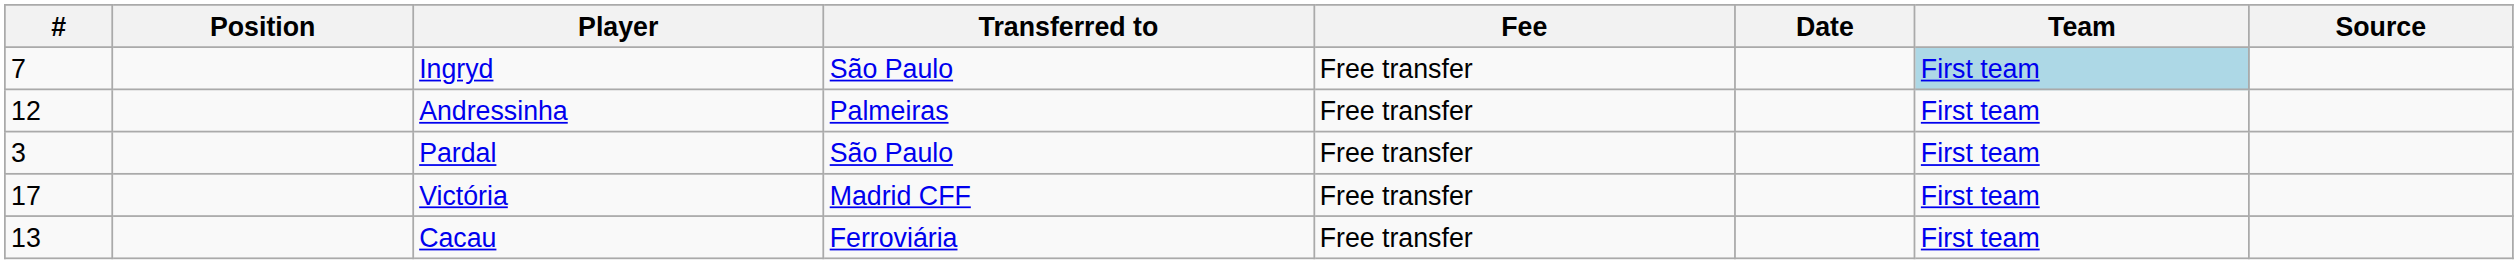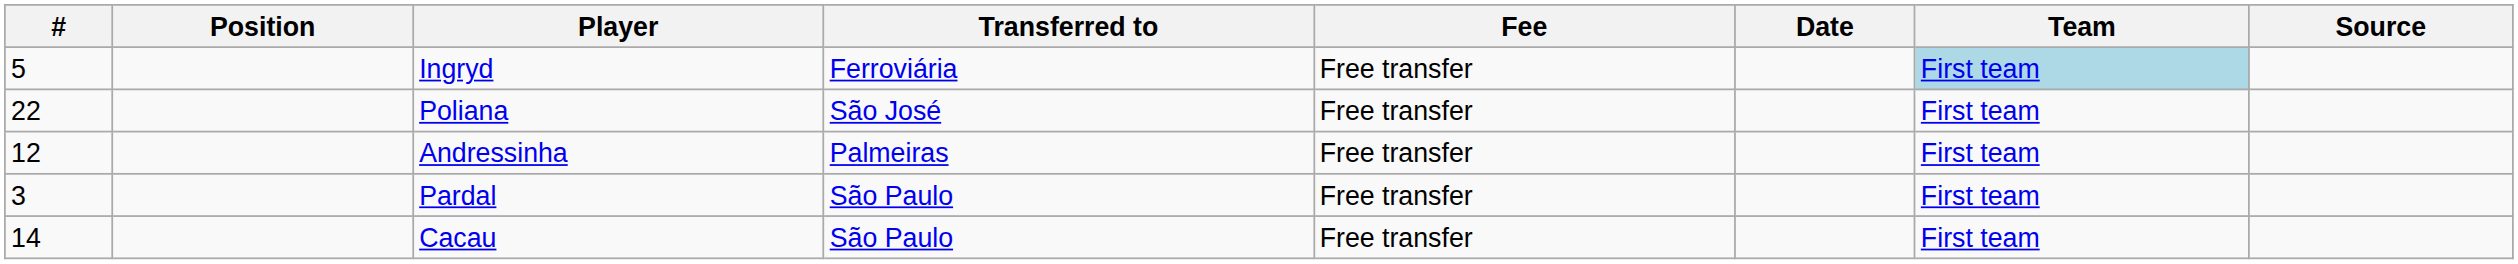(19, 69) 7 -> (19, 69) 5
(891, 69) São Paulo -> (894, 69) Ferroviária
+ row: (464, 111)
- row: (463, 196)
(26, 238) 13 -> (26, 238) 14
(894, 238) Ferroviária -> (891, 238) São Paulo
